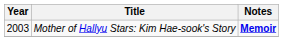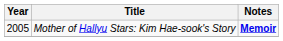(18, 28) 2003 -> (18, 28) 2005
